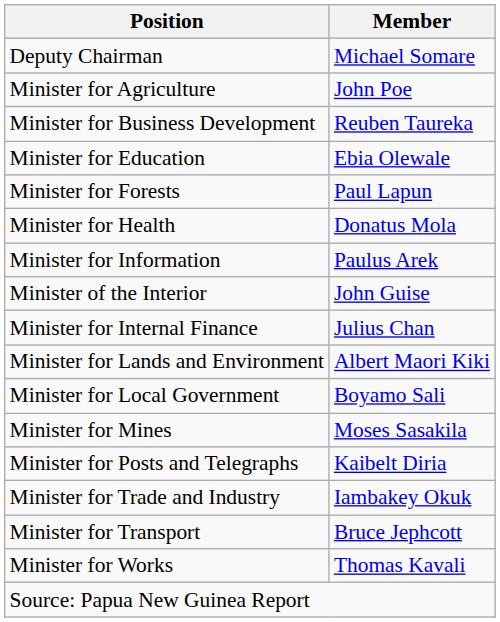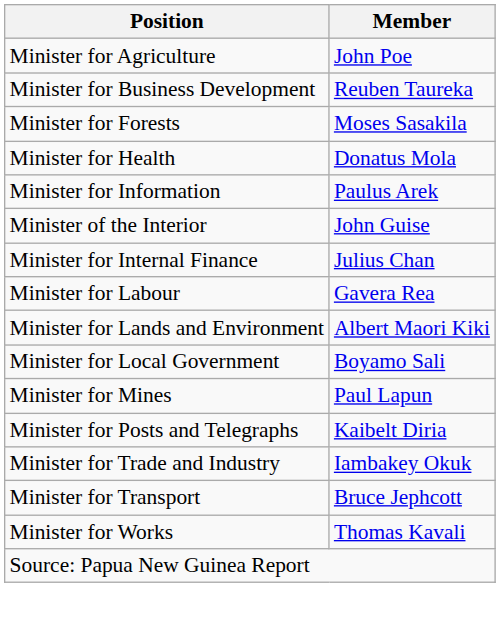- row: (86, 55)
- row: (107, 157)
(383, 191) Paul Lapun -> (400, 123) Moses Sasakila
+ row: (95, 293)
(400, 429) Moses Sasakila -> (383, 395) Paul Lapun
